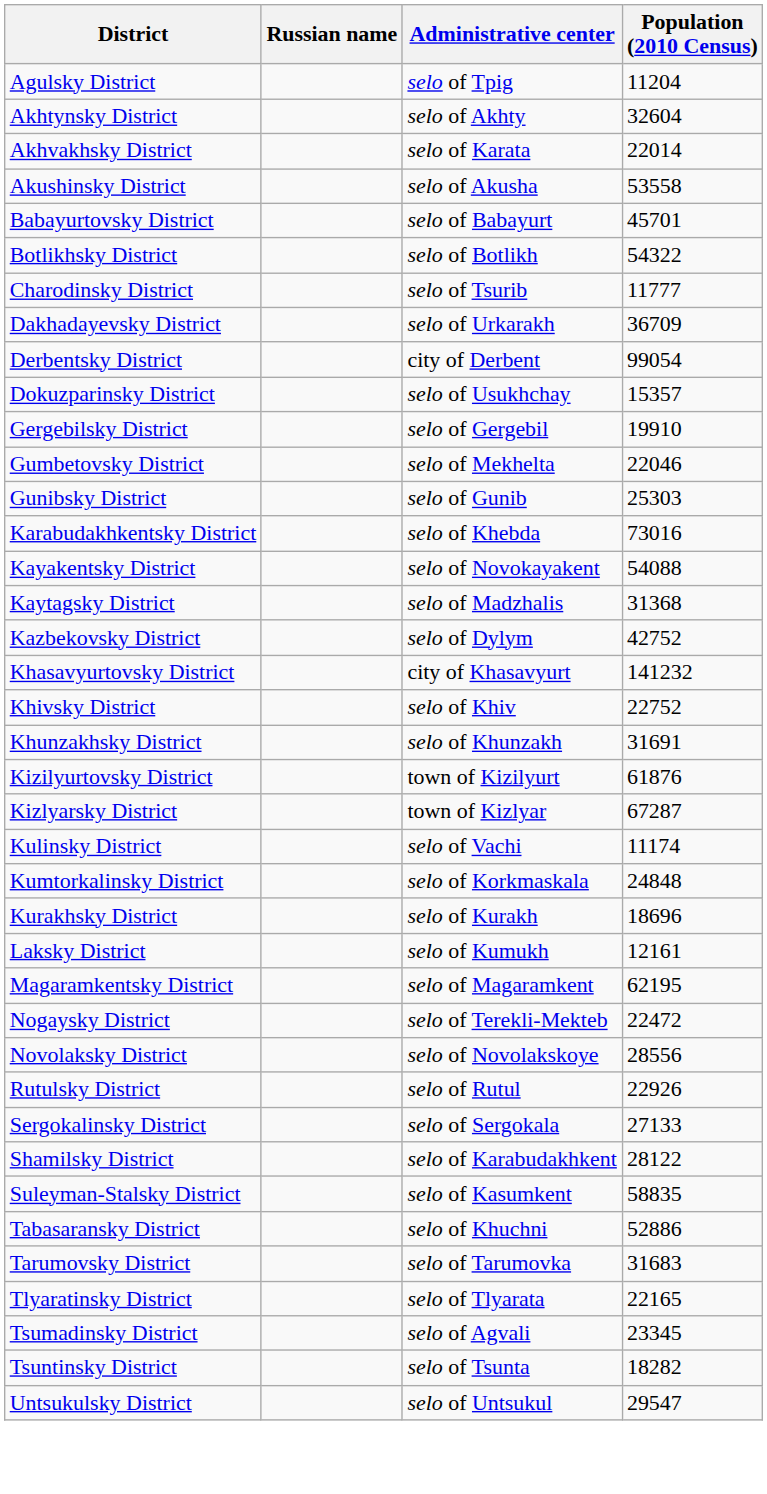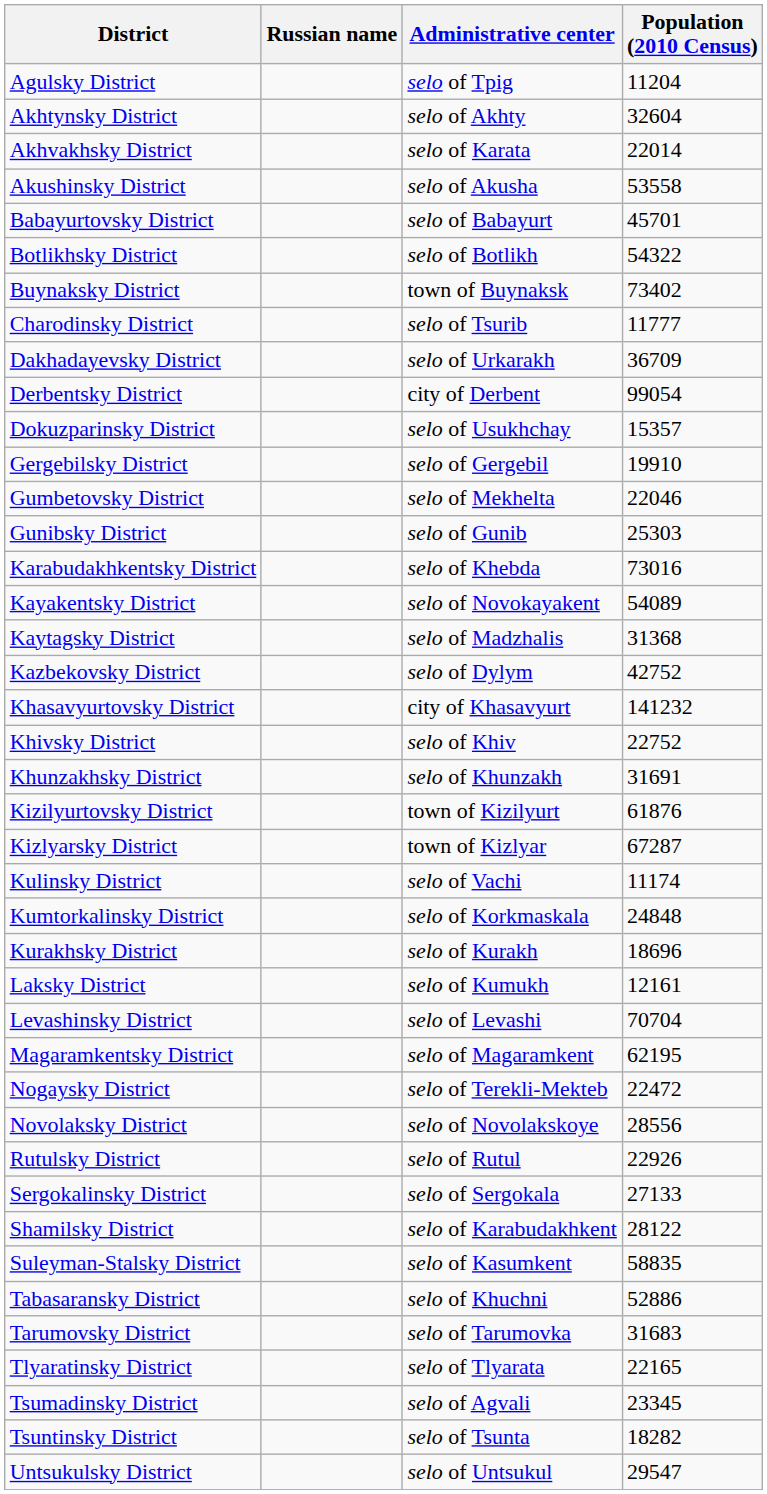+ row: (95, 289)
(654, 567) 54088 -> (654, 602) 54089
+ row: (101, 1019)
